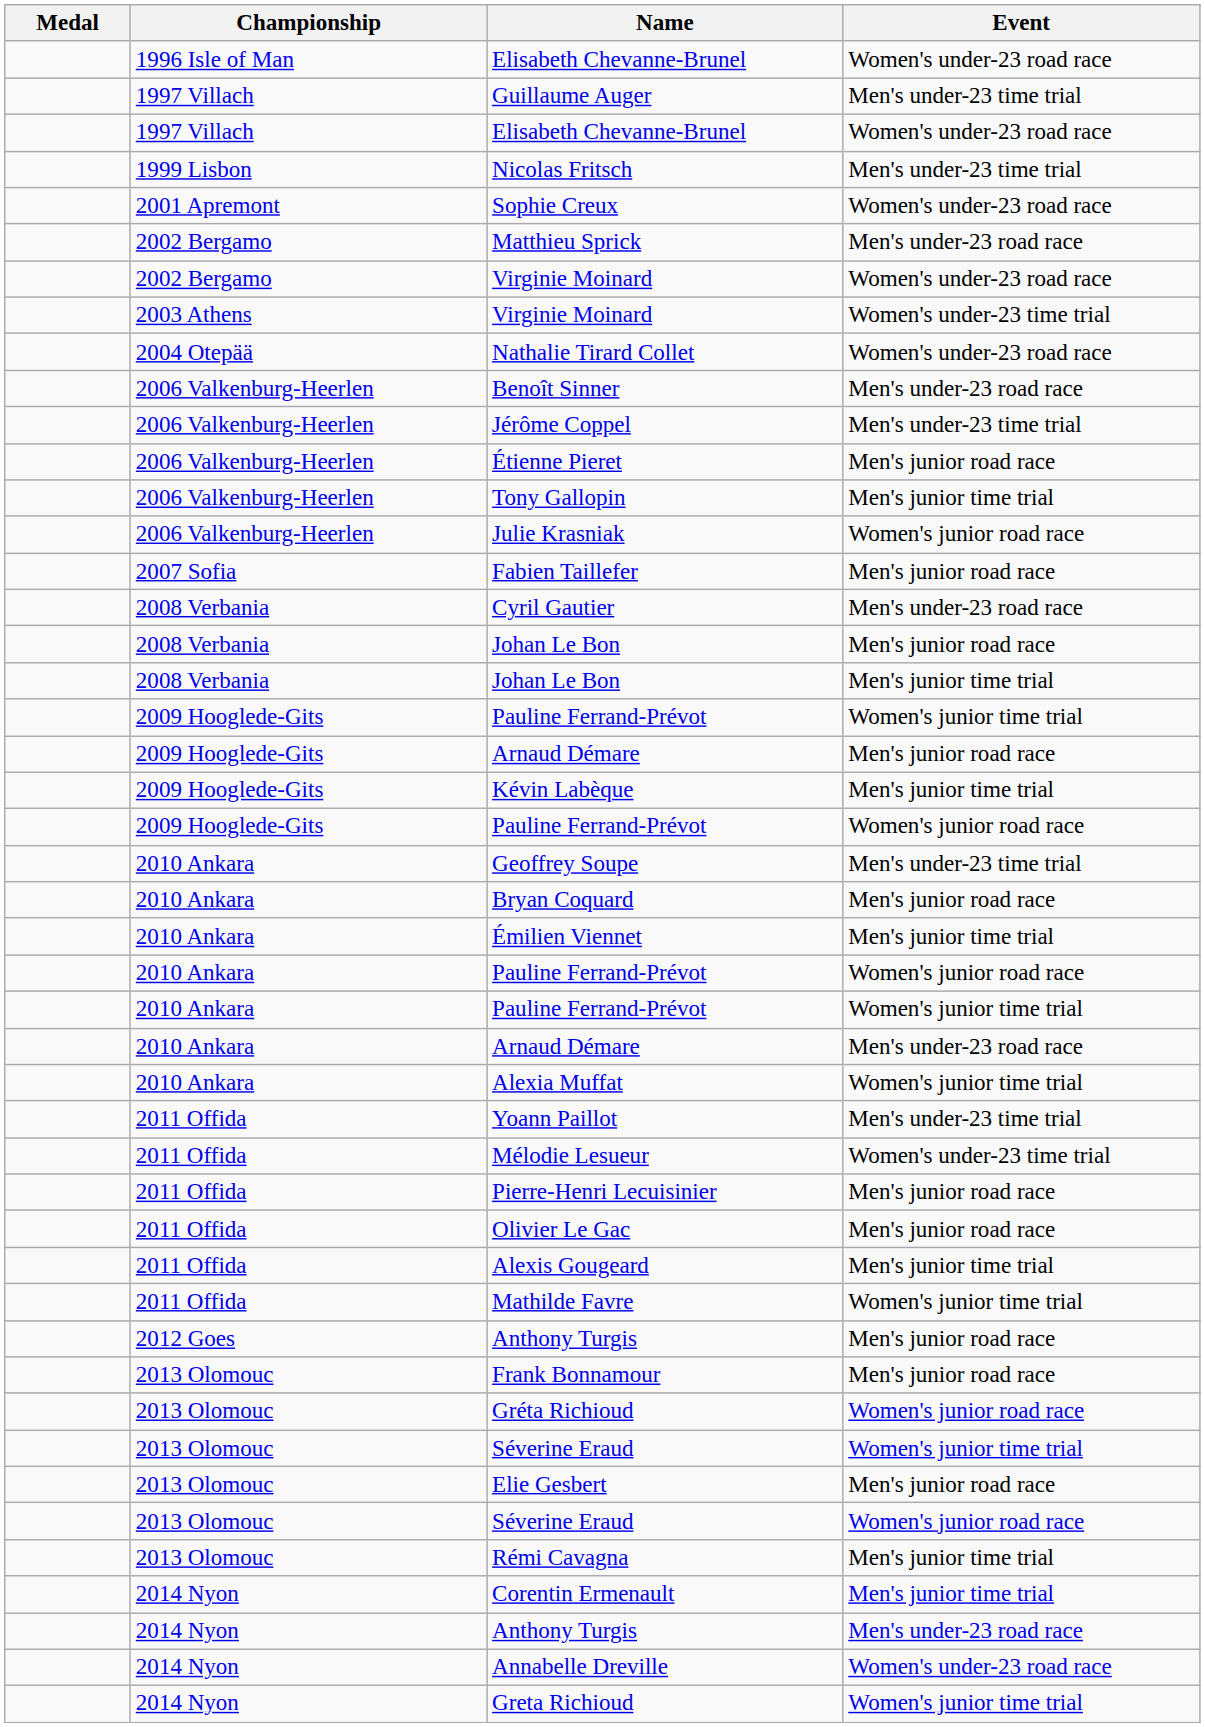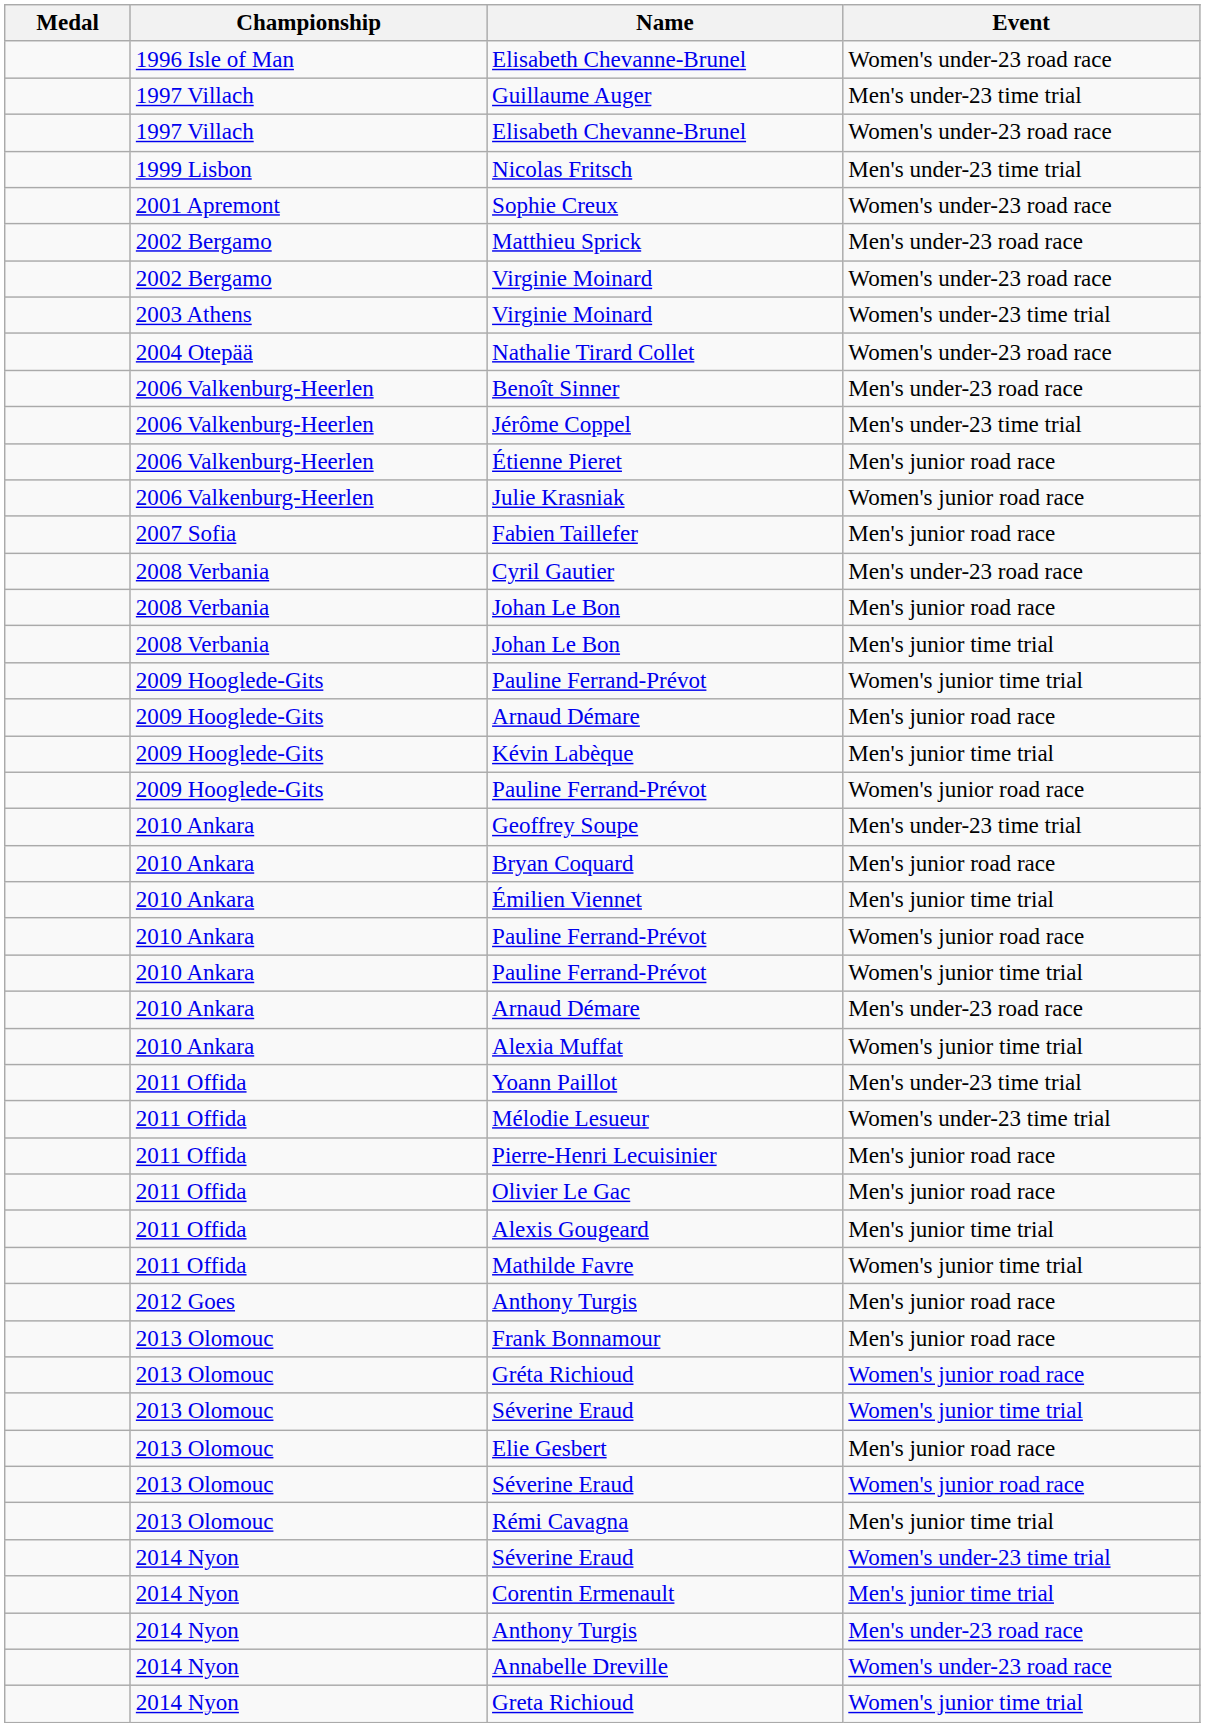- row: (559, 497)
+ row: (563, 1557)
